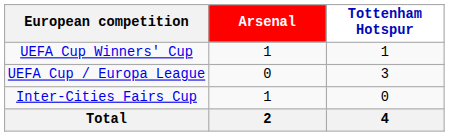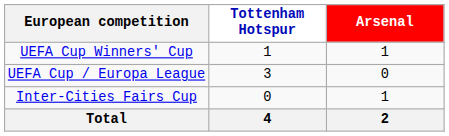columns swapped: (267, 24) <-> (385, 24)
